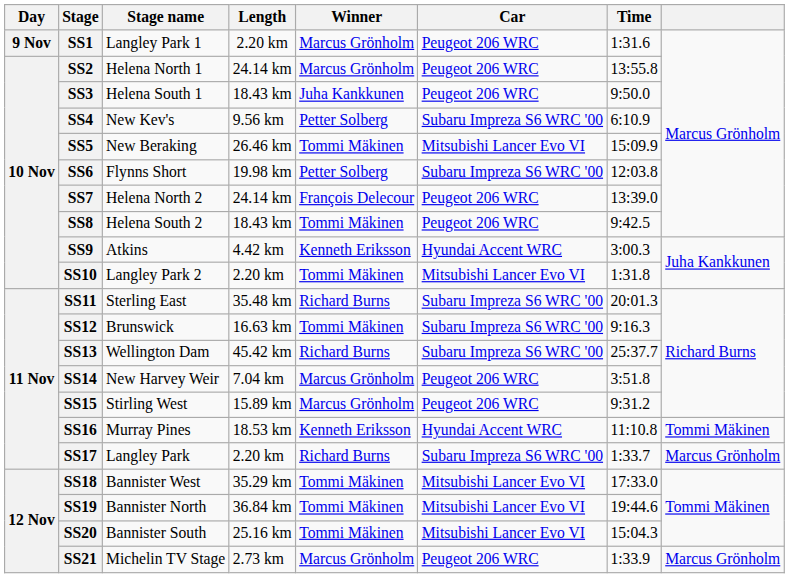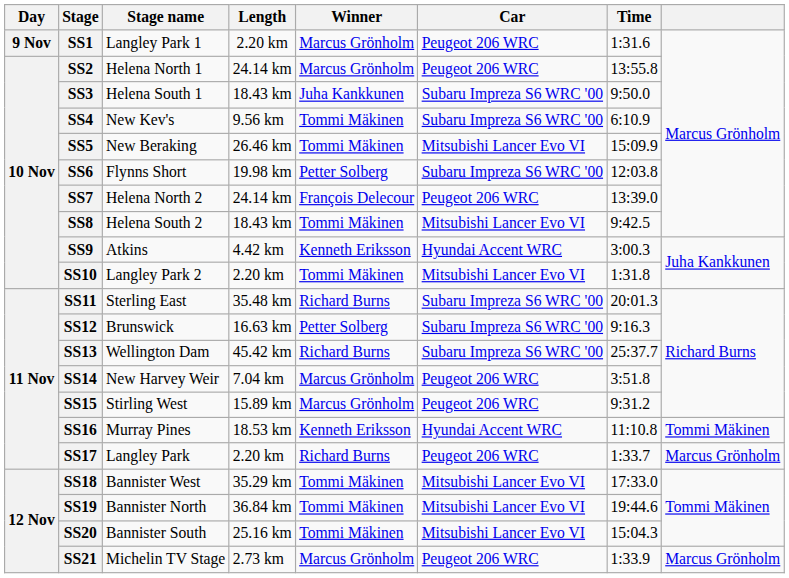(480, 94) Peugeot 206 WRC -> (512, 94) Subaru Impreza S6 WRC '00
(344, 120) Petter Solberg -> (351, 120) Tommi Mäkinen
(480, 223) Peugeot 206 WRC -> (503, 223) Mitsubishi Lancer Evo VI
(351, 326) Tommi Mäkinen -> (344, 326) Petter Solberg
(512, 455) Subaru Impreza S6 WRC '00 -> (480, 455) Peugeot 206 WRC
